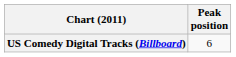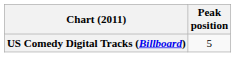(209, 43) 6 -> (209, 43) 5
